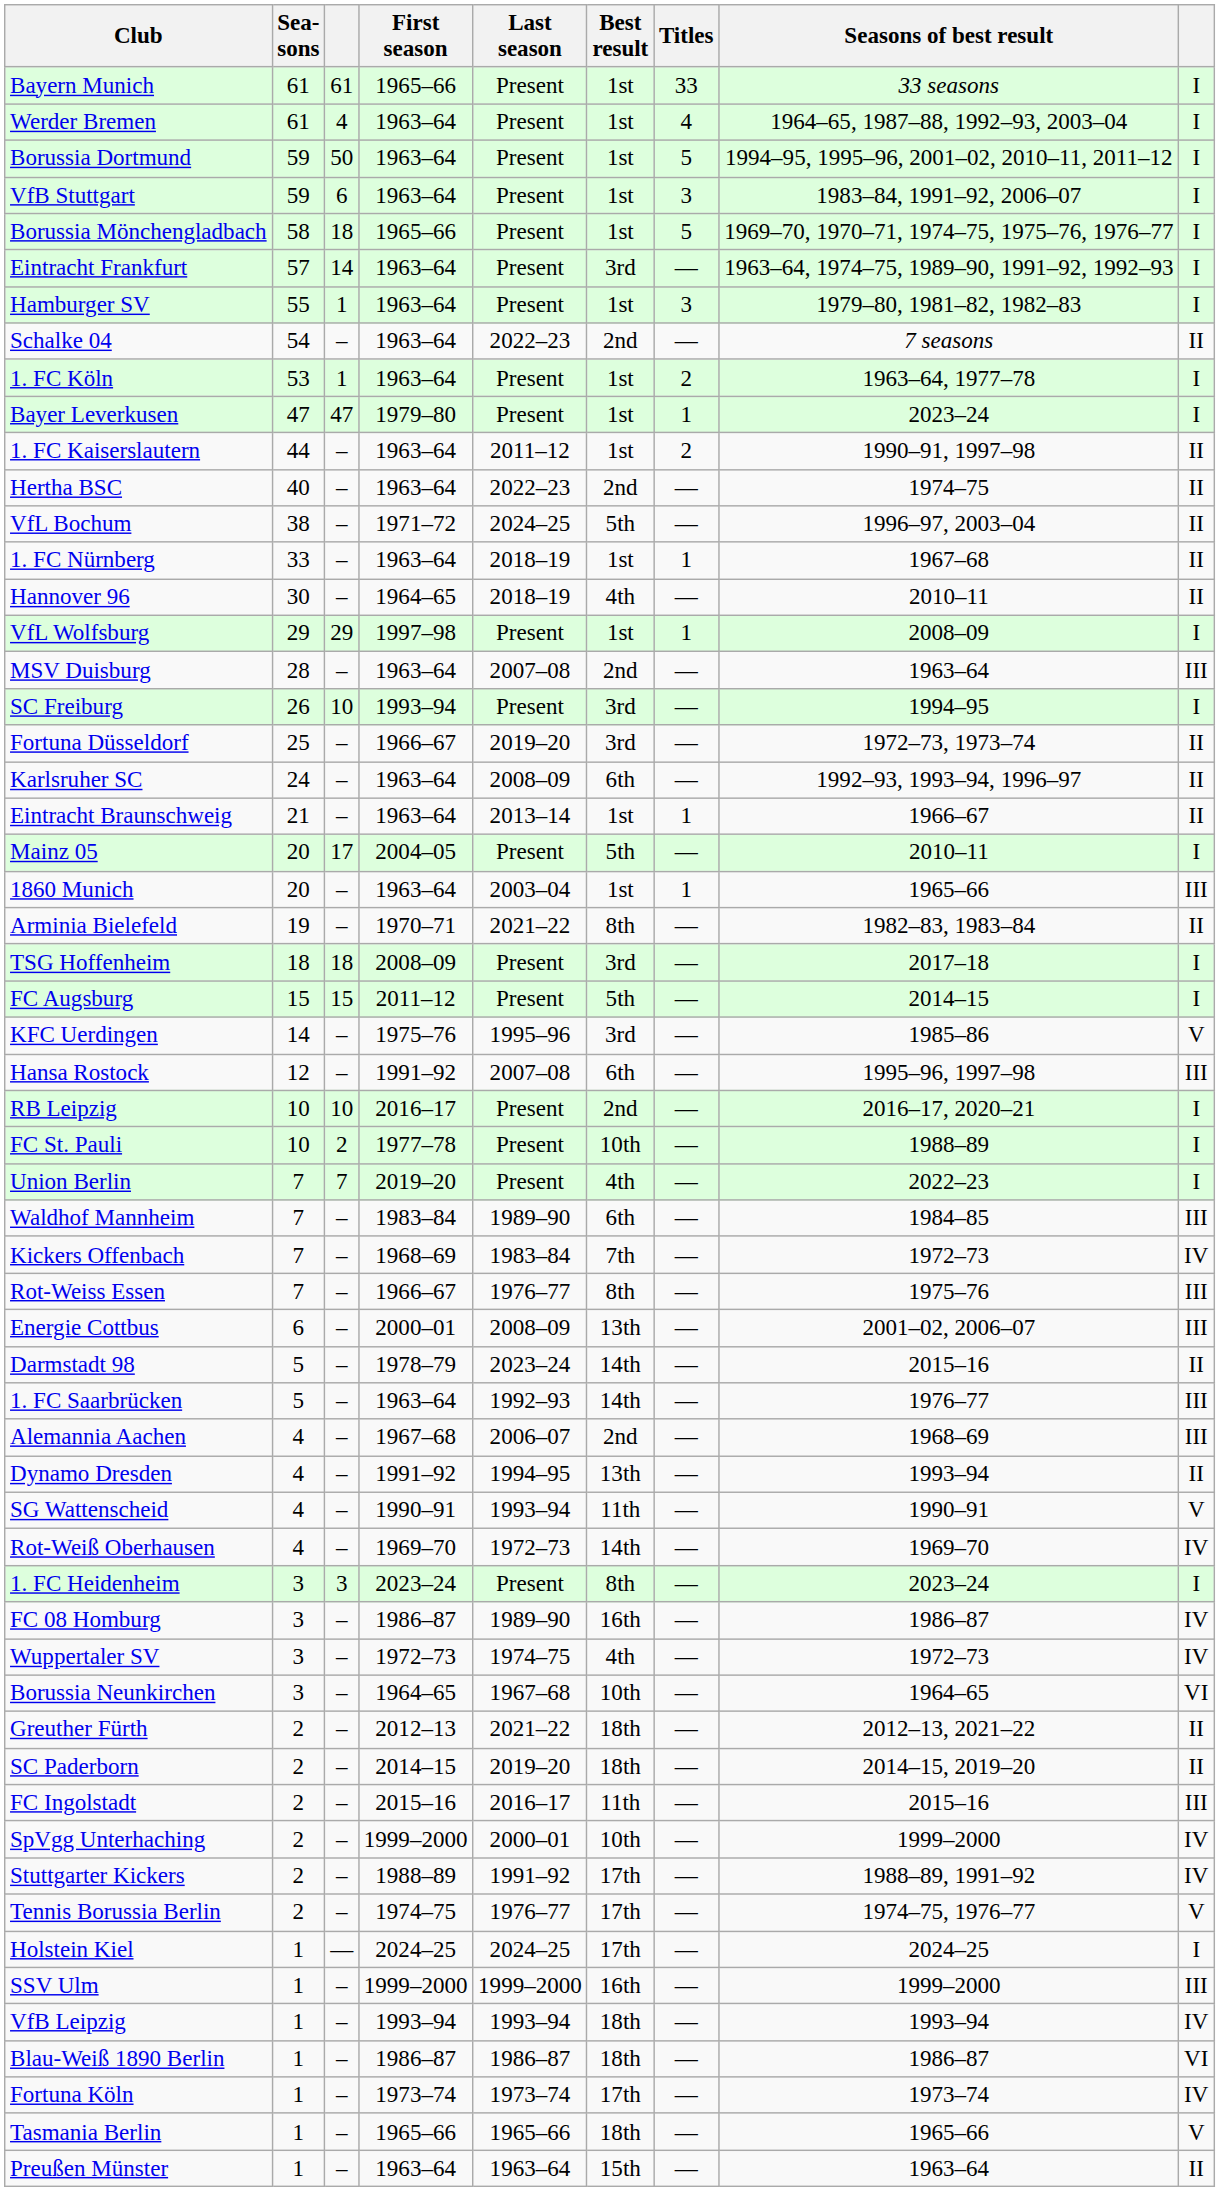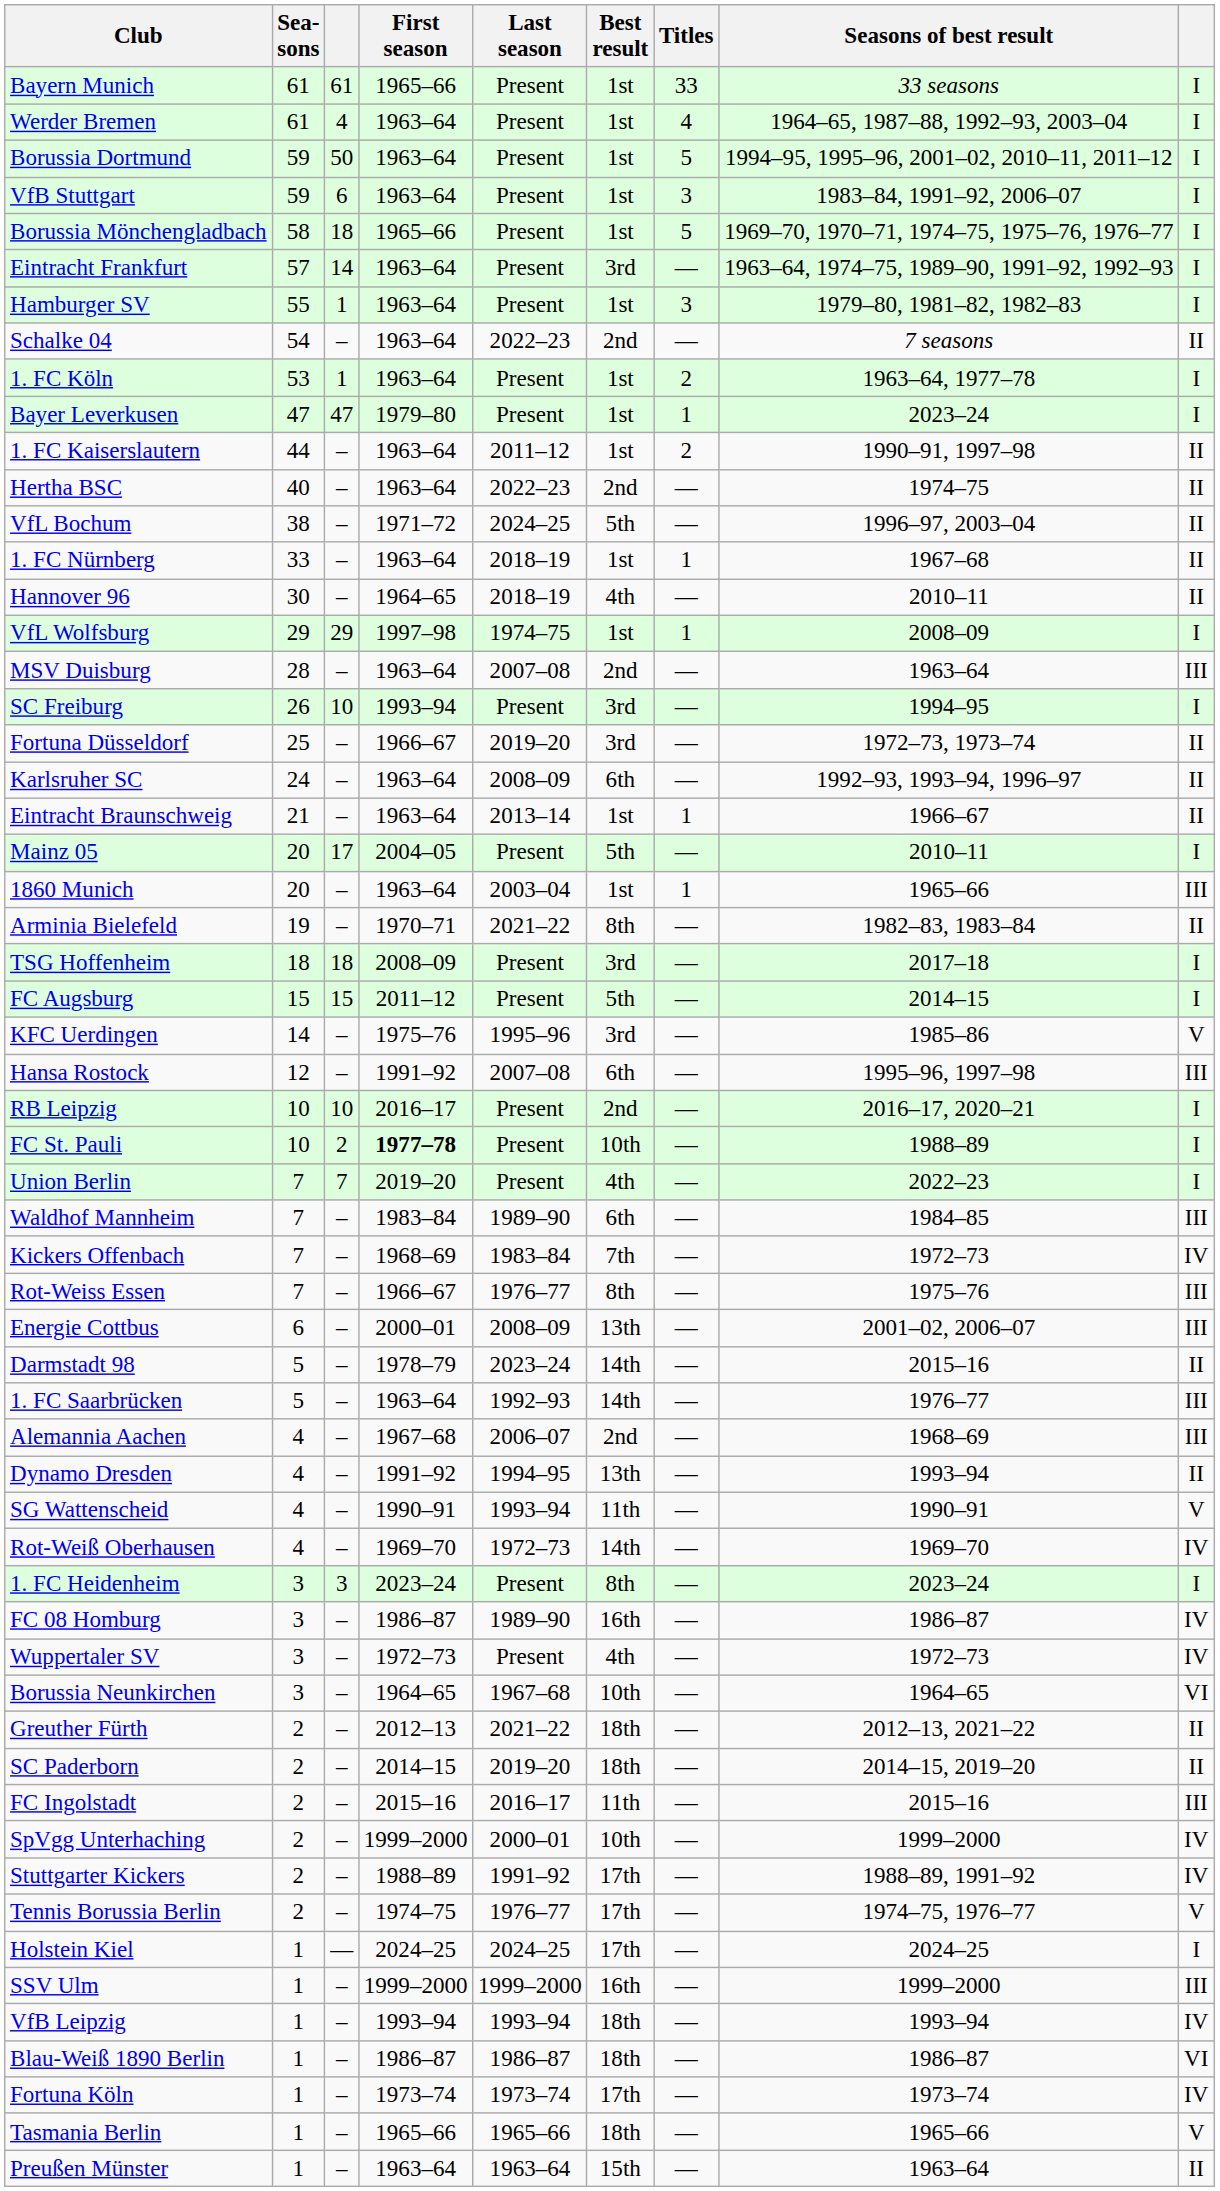(530, 633) Present -> (530, 633) 1974–75
(416, 1144) normal -> (416, 1144) bold
(530, 1656) 1974–75 -> (530, 1656) Present
